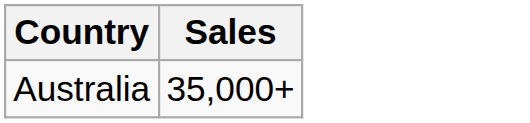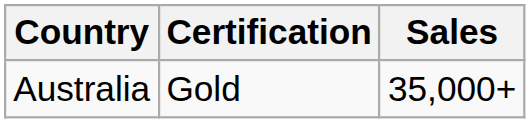+ column: (269, 32)
